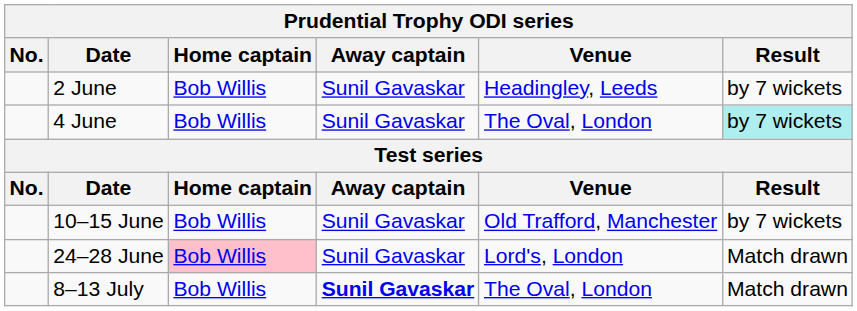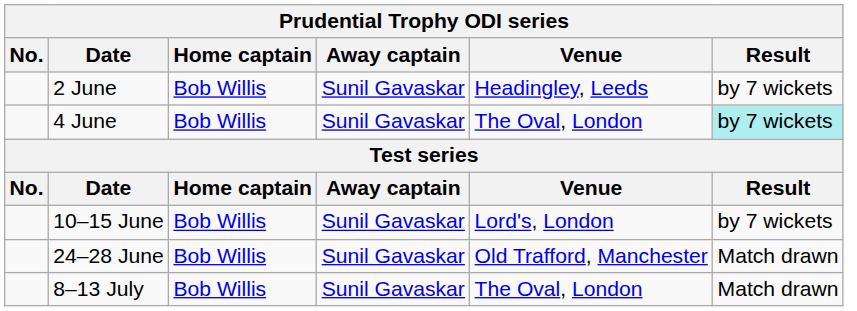(601, 222) Old Trafford, Manchester -> (544, 222) Lord's, London
(220, 255) pink background -> (220, 255) no background
(554, 255) Lord's, London -> (591, 255) Old Trafford, Manchester
(398, 289) bold -> (393, 289) normal
